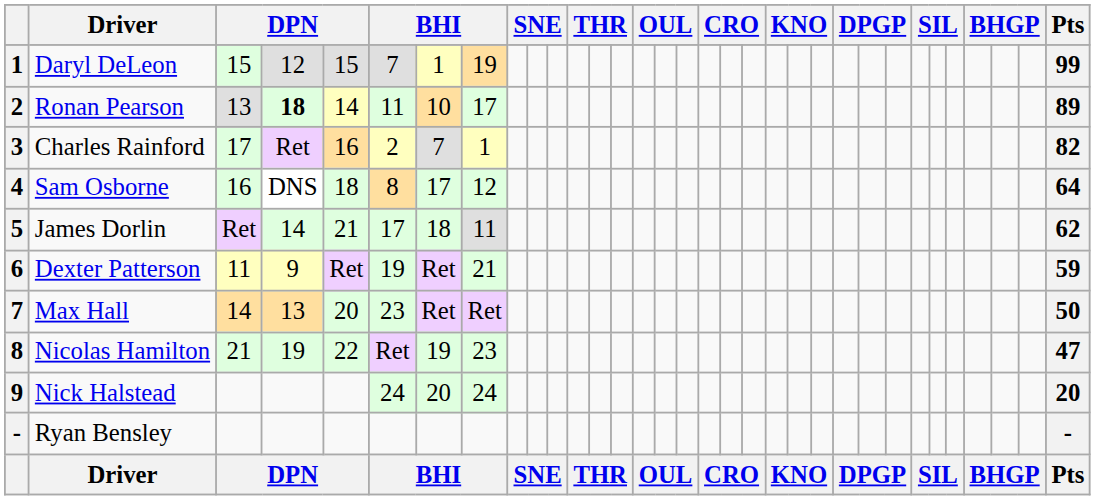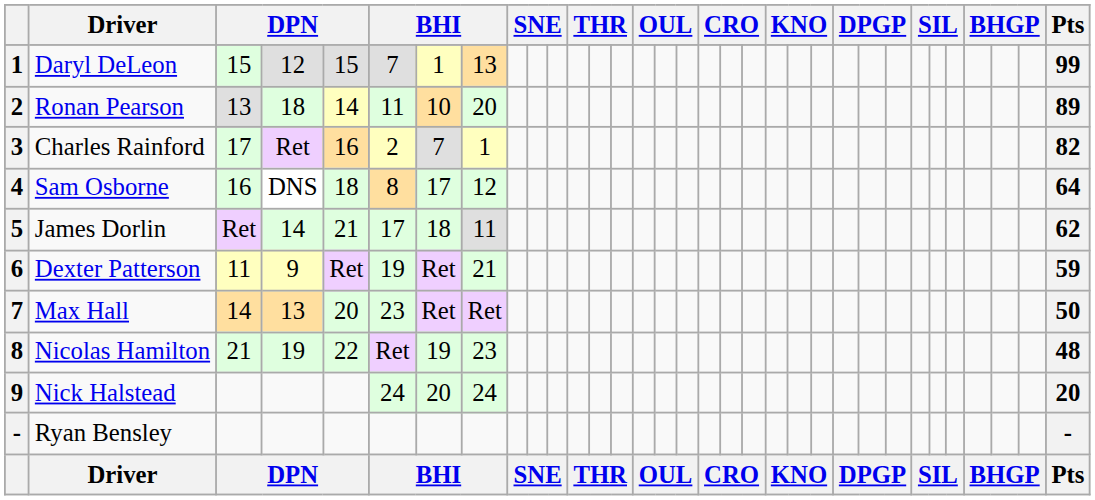(485, 65) 19 -> (485, 65) 13
(293, 106) bold -> (293, 106) normal
(485, 106) 17 -> (485, 106) 20
(1068, 351) 47 -> (1068, 351) 48
